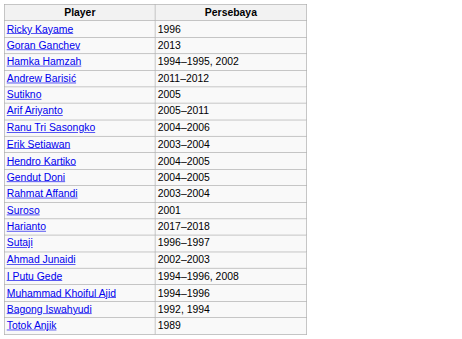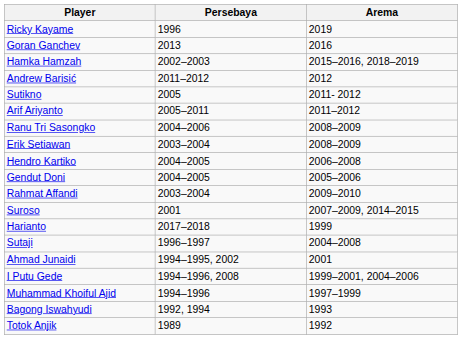+ column: (382, 12)
(198, 62) 1994–1995, 2002 -> (184, 62) 2002–2003
(184, 260) 2002–2003 -> (198, 260) 1994–1995, 2002
